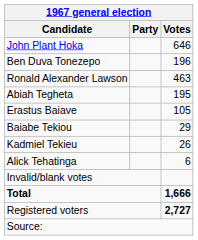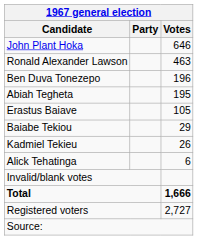rows swapped: (67, 78) <-> (53, 62)
(178, 210) bold -> (178, 210) normal
